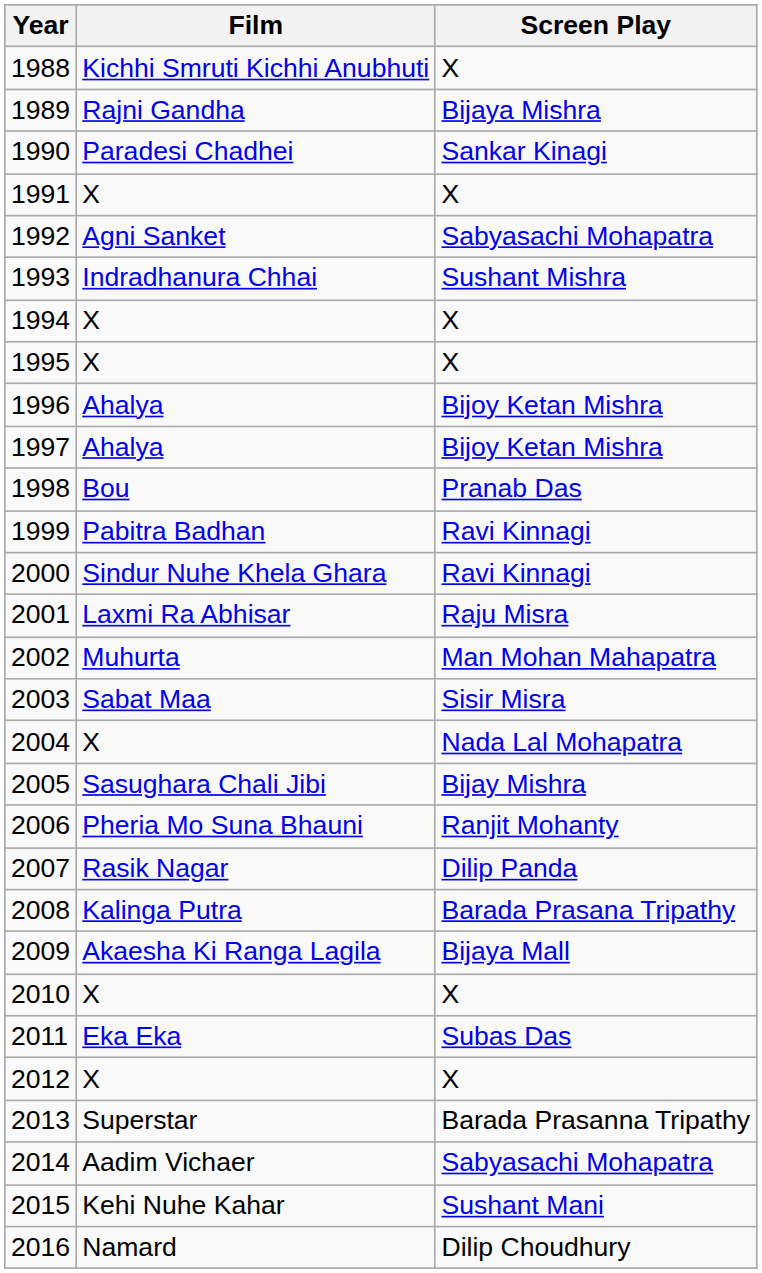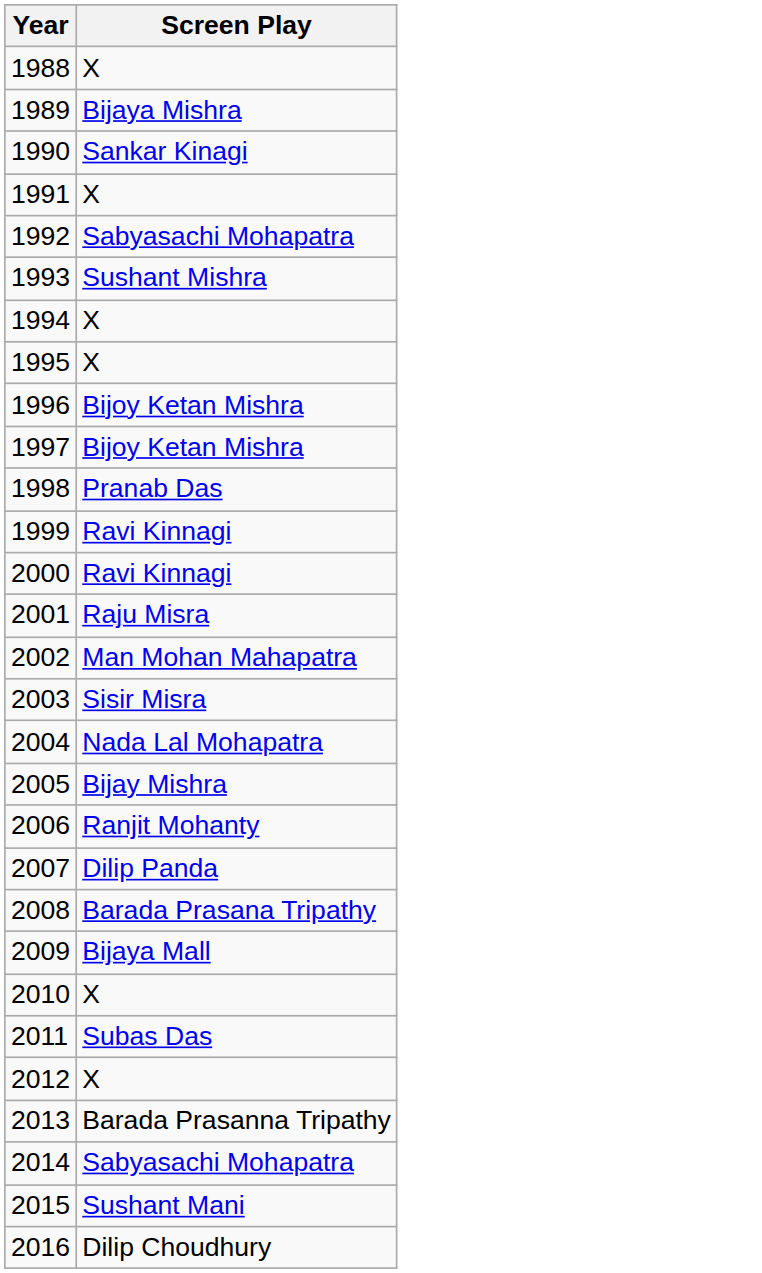- column: (256, 25)
